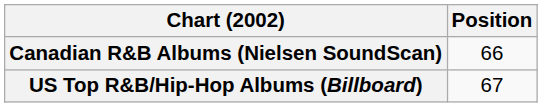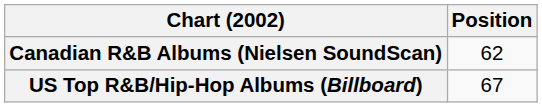(492, 53) 66 -> (492, 53) 62
